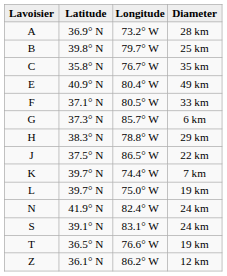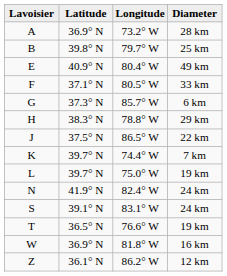- row: (32, 66)
+ row: (32, 244)
